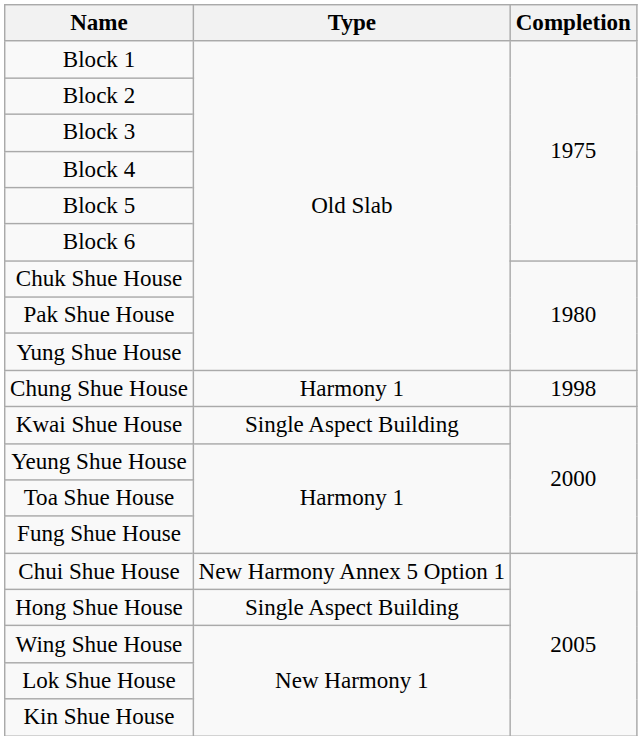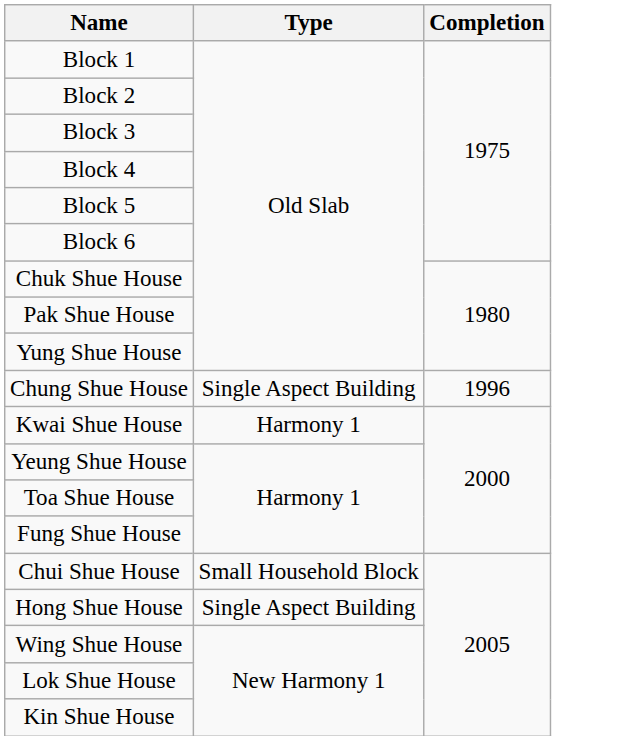(352, 388) Harmony 1 -> (309, 388) Single Aspect Building
(573, 388) 1998 -> (487, 388) 1996
(352, 424) Single Aspect Building -> (309, 424) Harmony 1
(352, 570) New Harmony Annex 5 Option 1 -> (309, 570) Small Household Block
